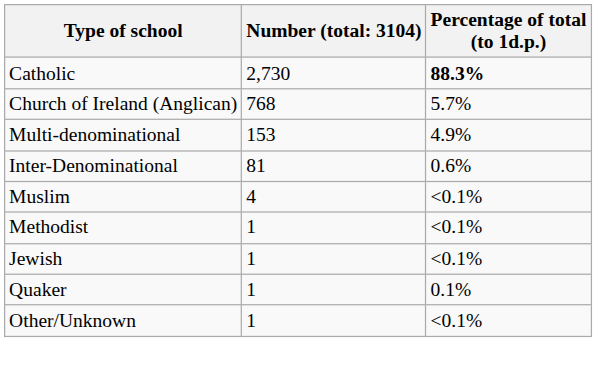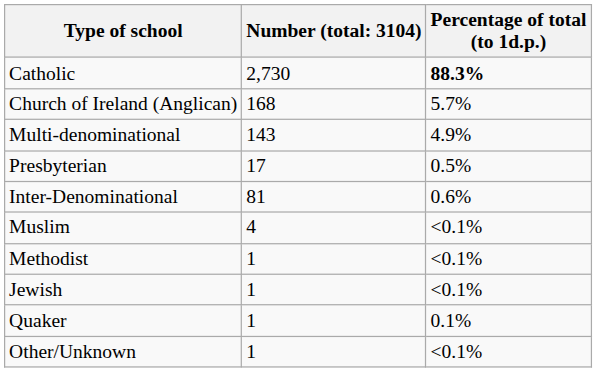(261, 103) 768 -> (261, 103) 168
(261, 134) 153 -> (261, 134) 143
+ row: (58, 165)
